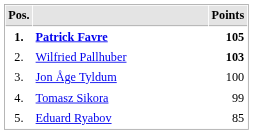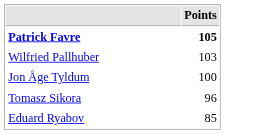- column: (19, 15)
(235, 57) bold -> (208, 57) normal
(238, 98) 99 -> (211, 98) 96
